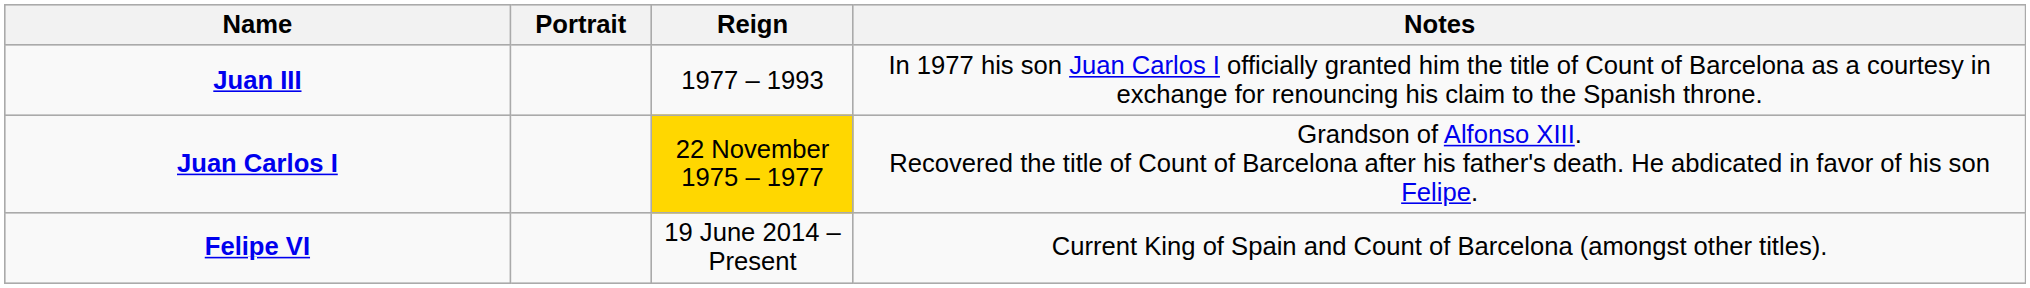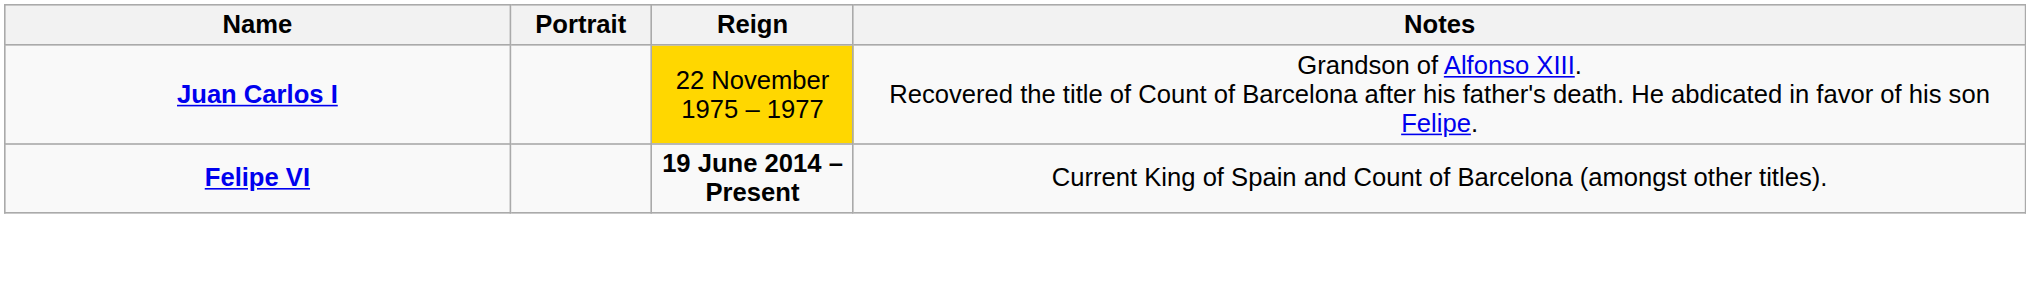- row: (257, 79)
(753, 247) normal -> (753, 178) bold
